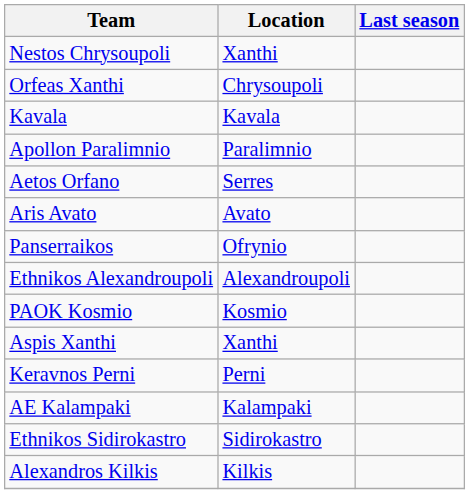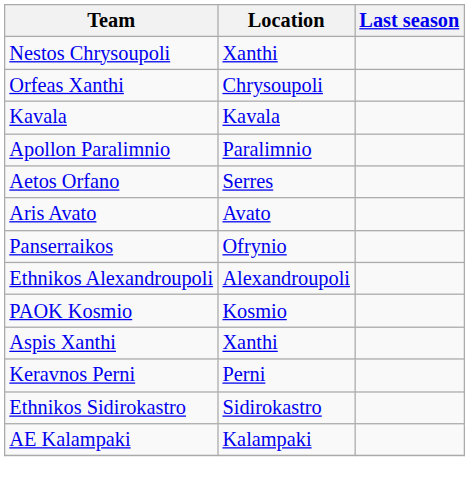rows swapped: (98, 439) <-> (70, 407)
- row: (84, 471)
